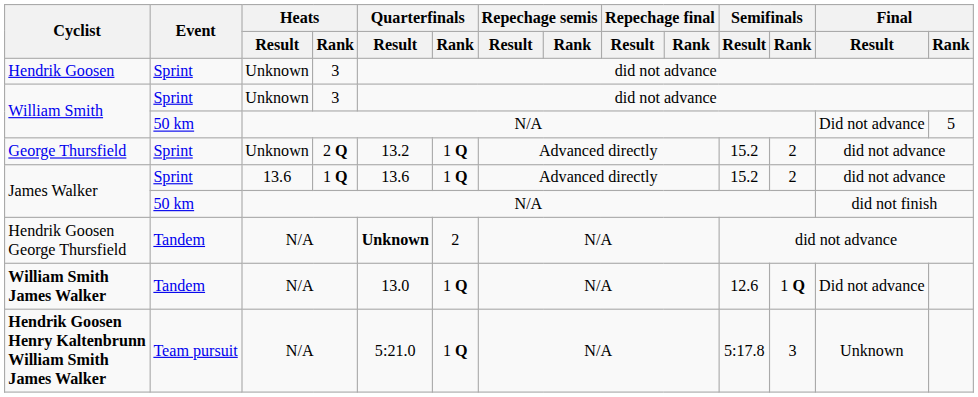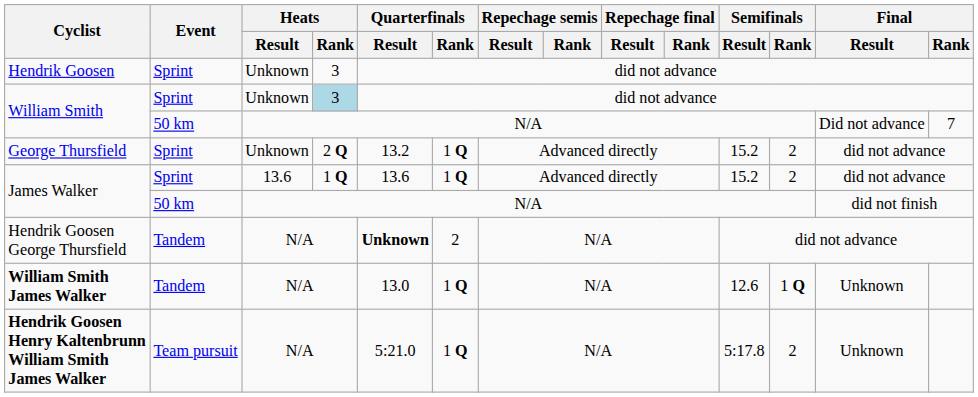(335, 97) no background -> (335, 97) lightblue background
(951, 124) 5 -> (951, 124) 7
(872, 286) Did not advance -> (872, 286) Unknown
(793, 350) 3 -> (793, 350) 2
